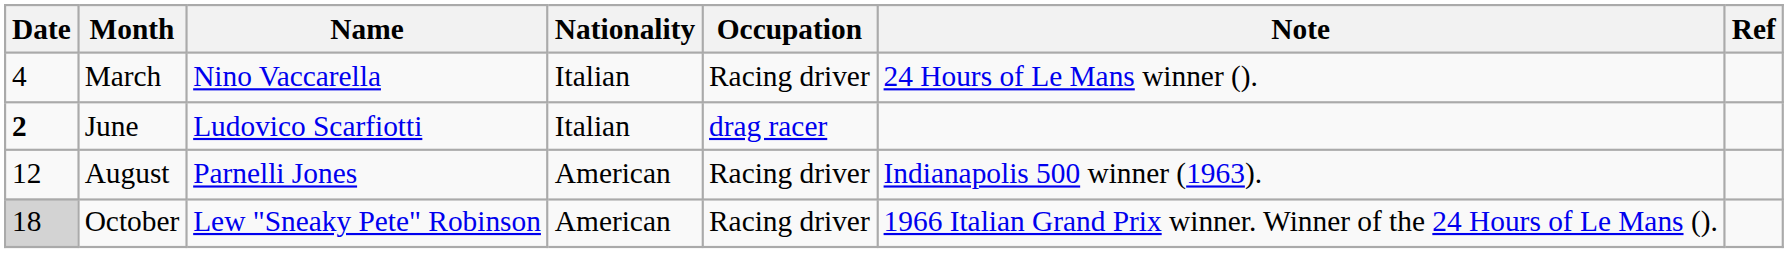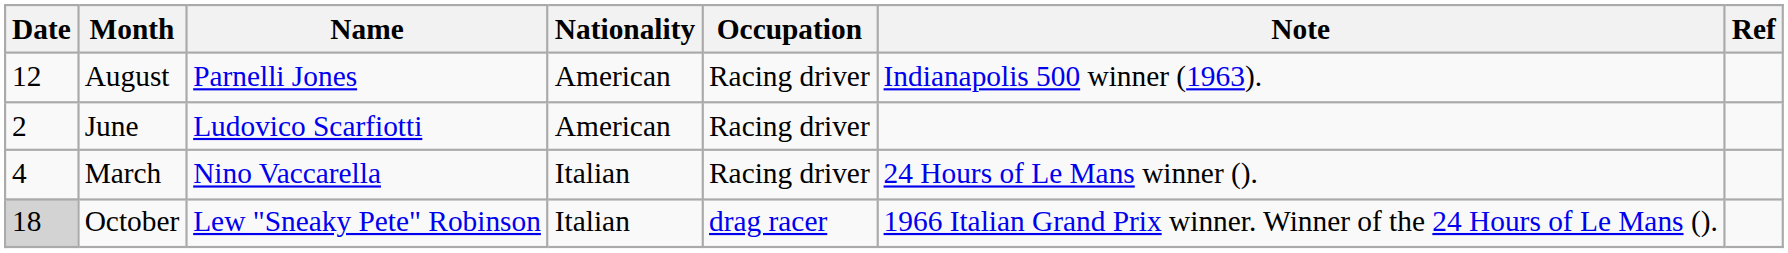rows swapped: (123, 76) <-> (127, 173)
(19, 125) bold -> (19, 125) normal
(592, 125) Italian -> (613, 125) American
(768, 125) drag racer -> (789, 125) Racing driver
(613, 222) American -> (592, 222) Italian
(789, 222) Racing driver -> (768, 222) drag racer
